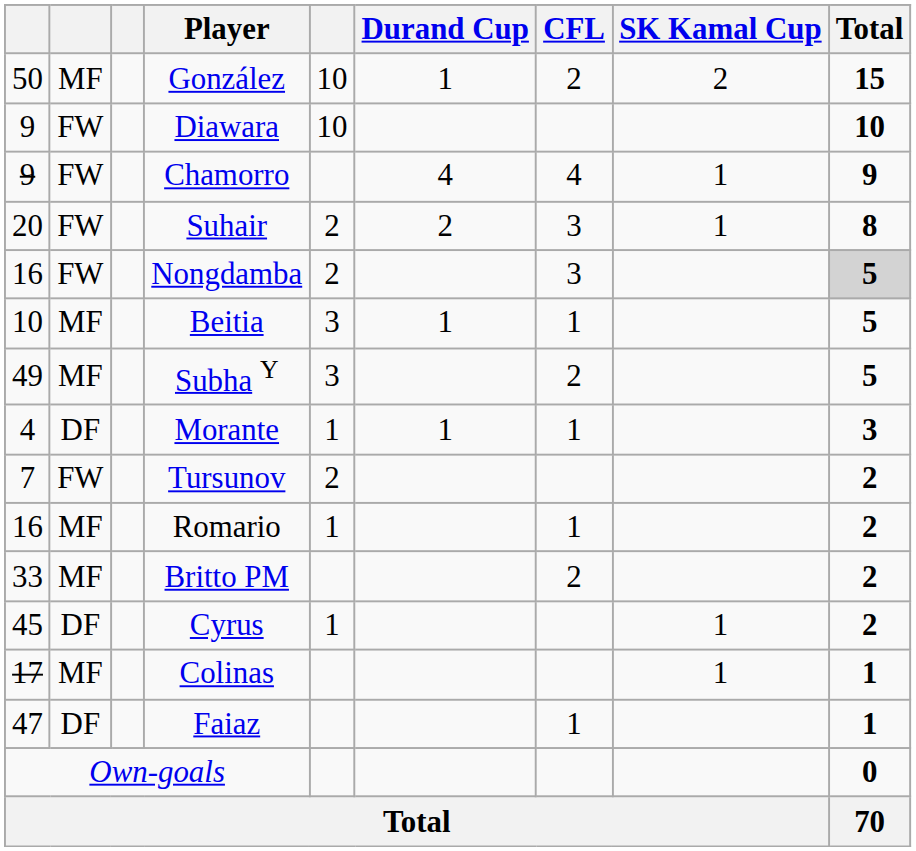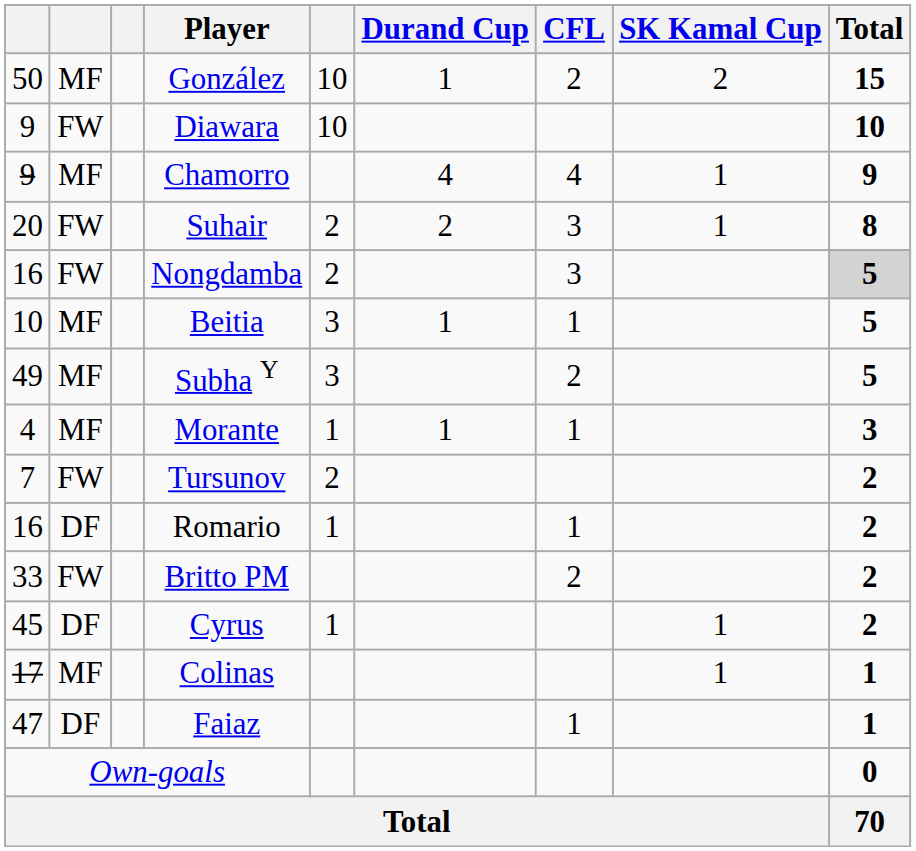(80, 175) FW -> (80, 175) MF
(80, 429) DF -> (80, 429) MF
(80, 527) MF -> (80, 527) DF
(80, 576) MF -> (80, 576) FW
